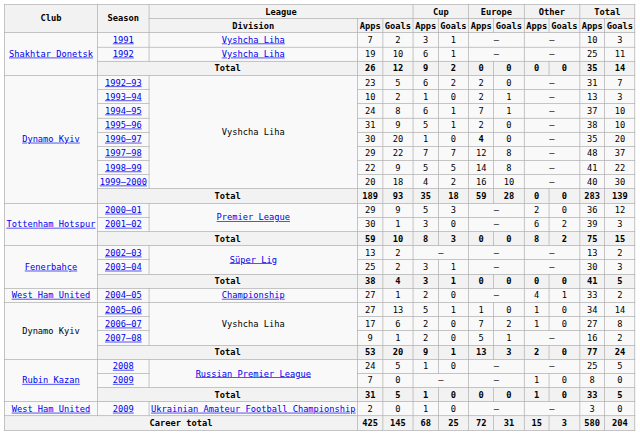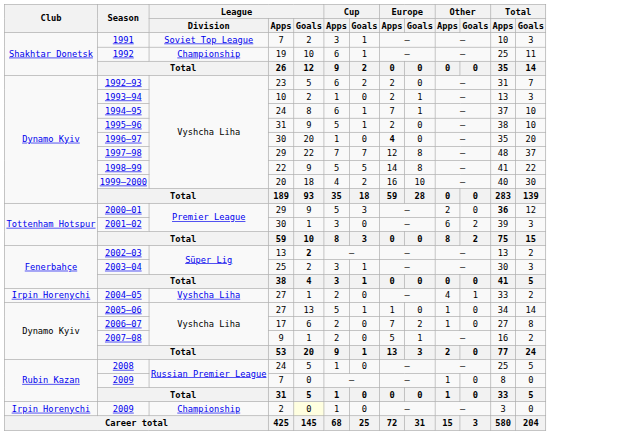(253, 40) Vyshcha Liha -> (209, 40) Soviet Top League
(253, 54) Vyshcha Liha -> (209, 54) Championship
(592, 210) normal -> (503, 210) bold
(398, 253) normal -> (309, 253) bold
(51, 295) West Ham United -> (51, 295) Irpin Horenychi
(253, 295) Championship -> (209, 295) Vyshcha Liha
(51, 409) West Ham United -> (51, 409) Irpin Horenychi
(253, 409) Ukrainian Amateur Football Championship -> (209, 409) Championship
(398, 409) no background -> (309, 409) lightyellow background
